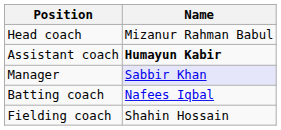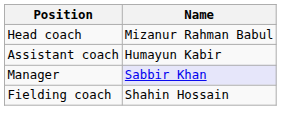(173, 55) bold -> (173, 55) normal
- row: (56, 95)
